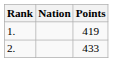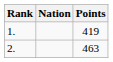(91, 48) 433 -> (91, 48) 463
